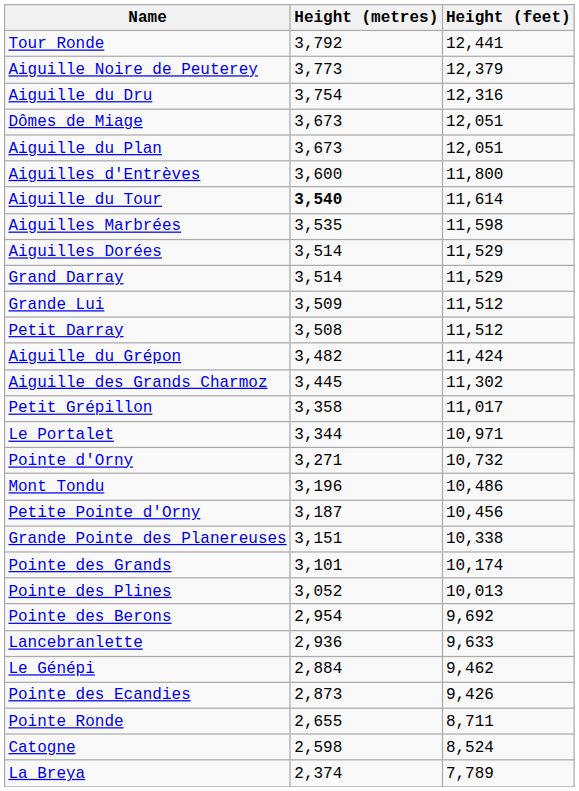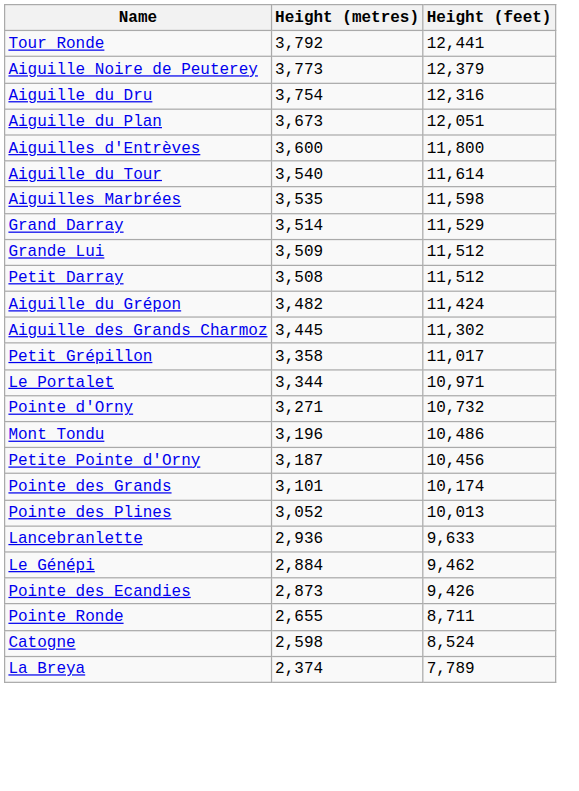- row: (76, 122)
(318, 200) bold -> (299, 174) normal
- row: (85, 252)
- row: (148, 539)
- row: (90, 617)
